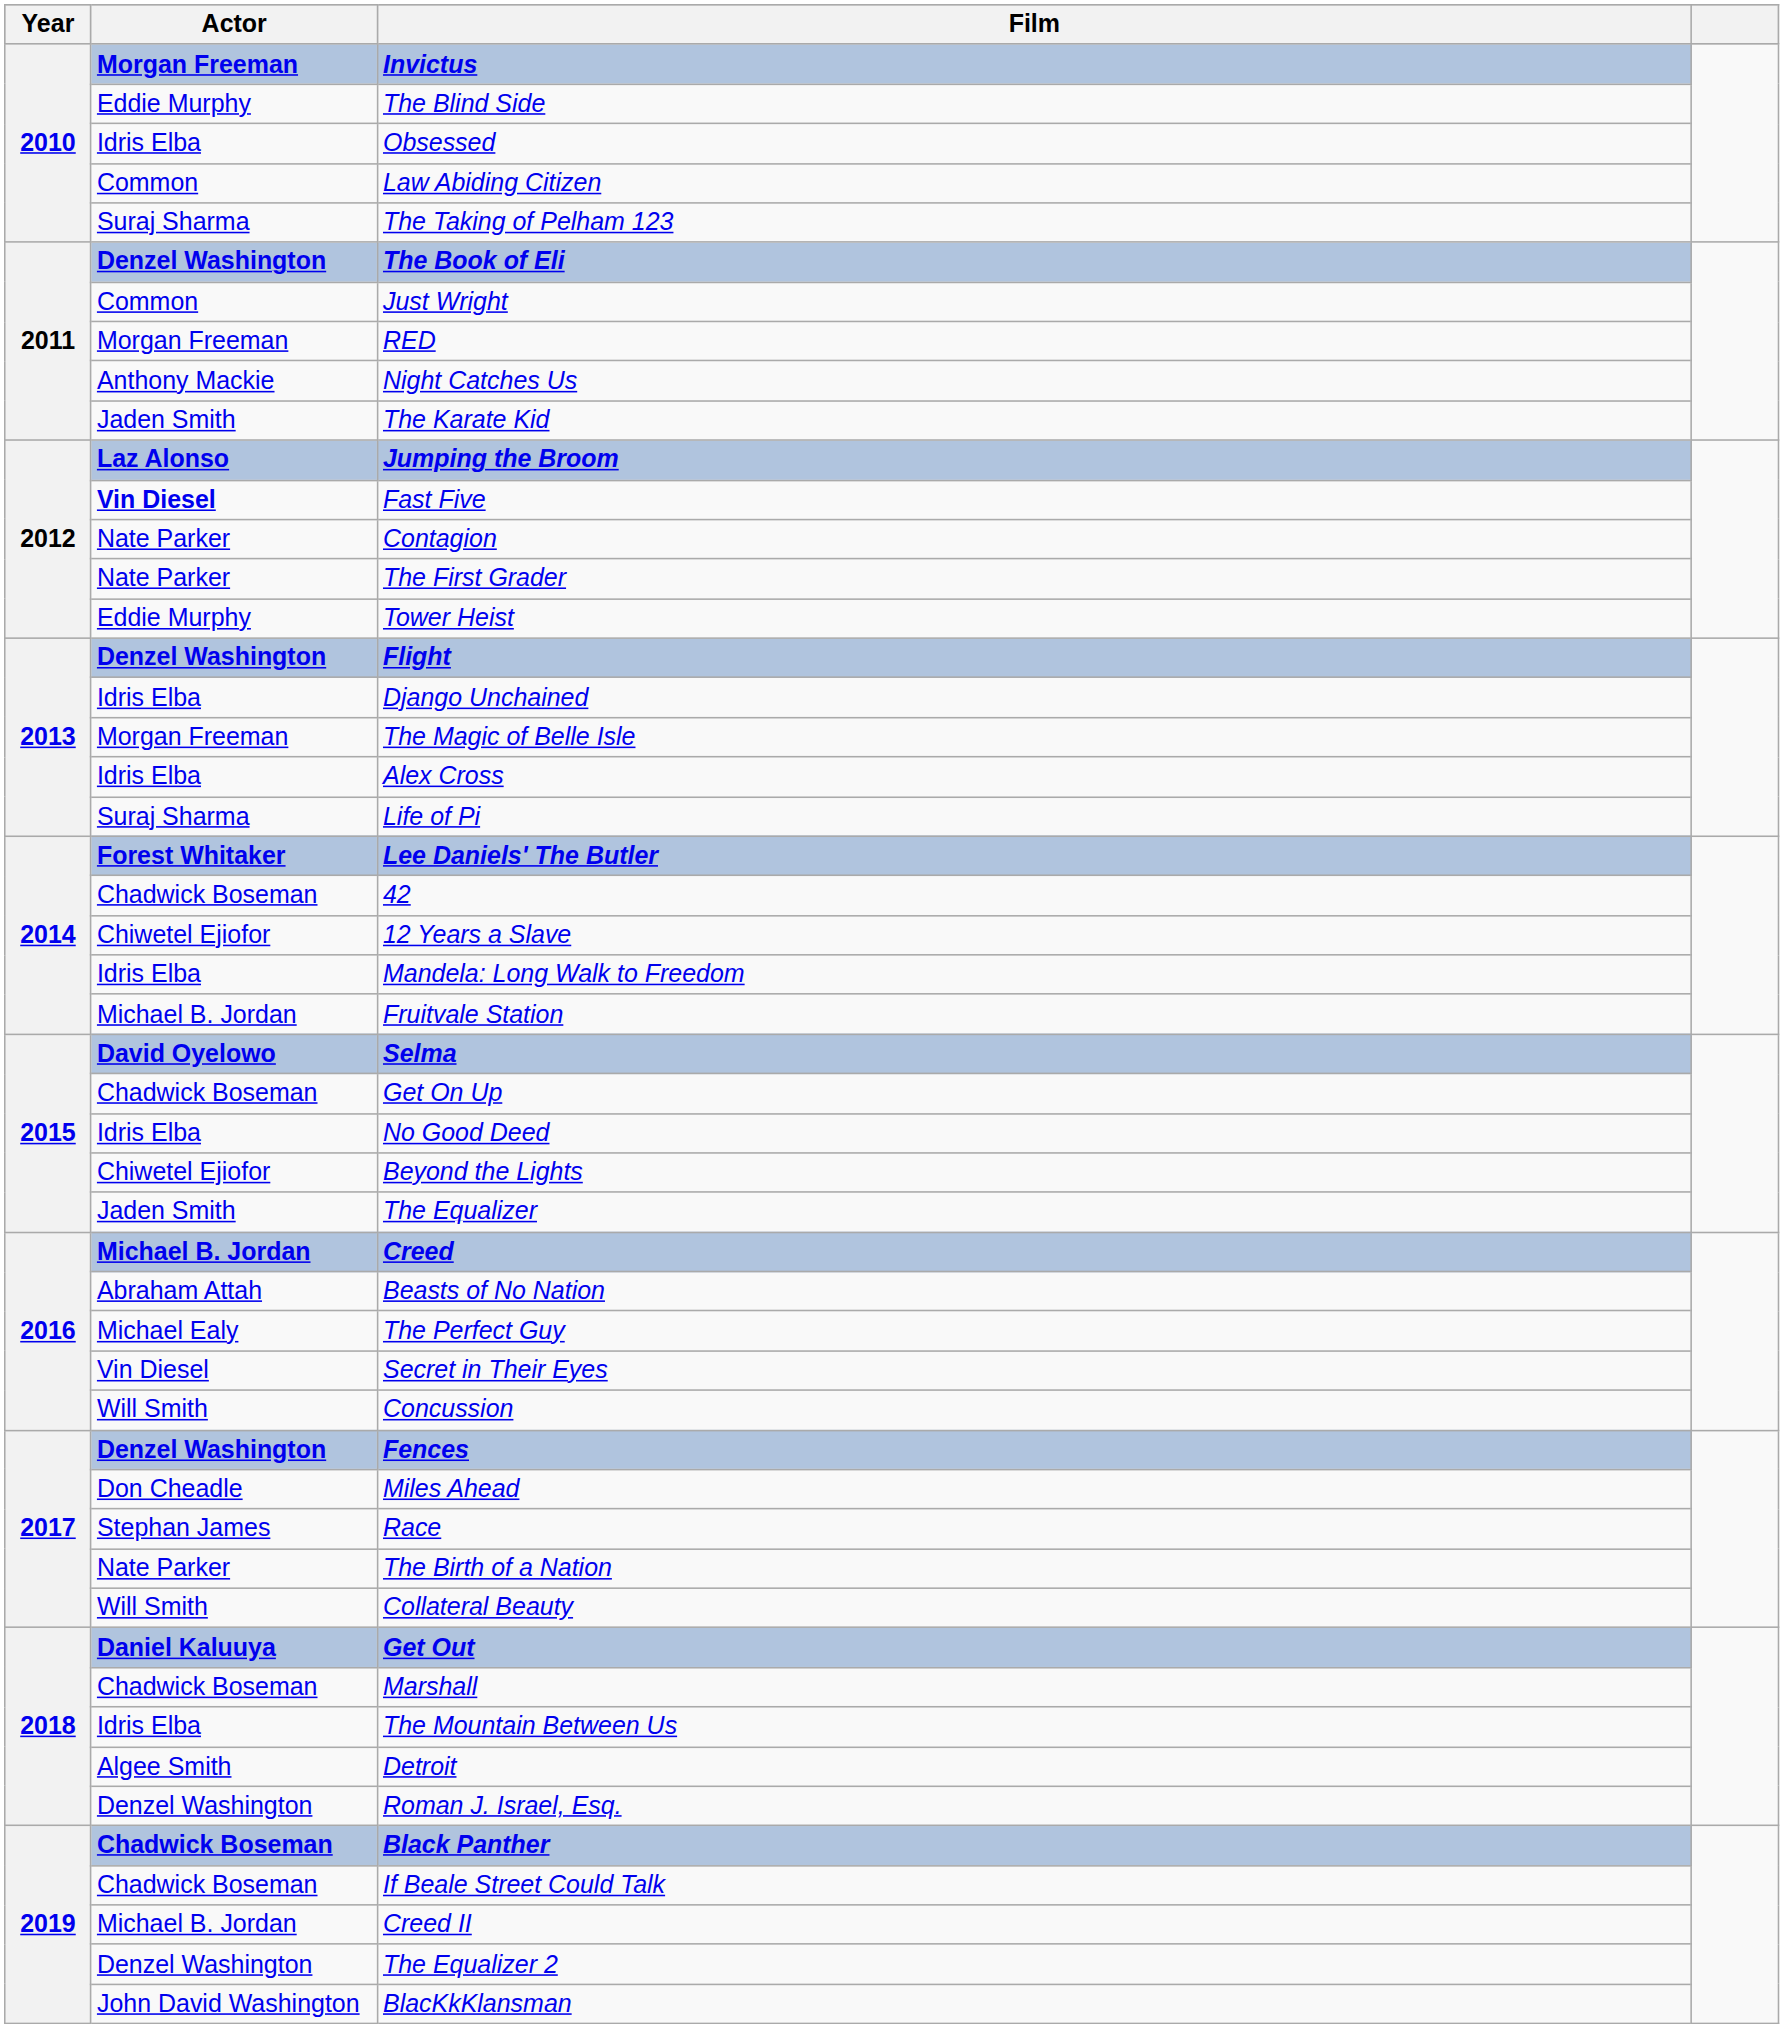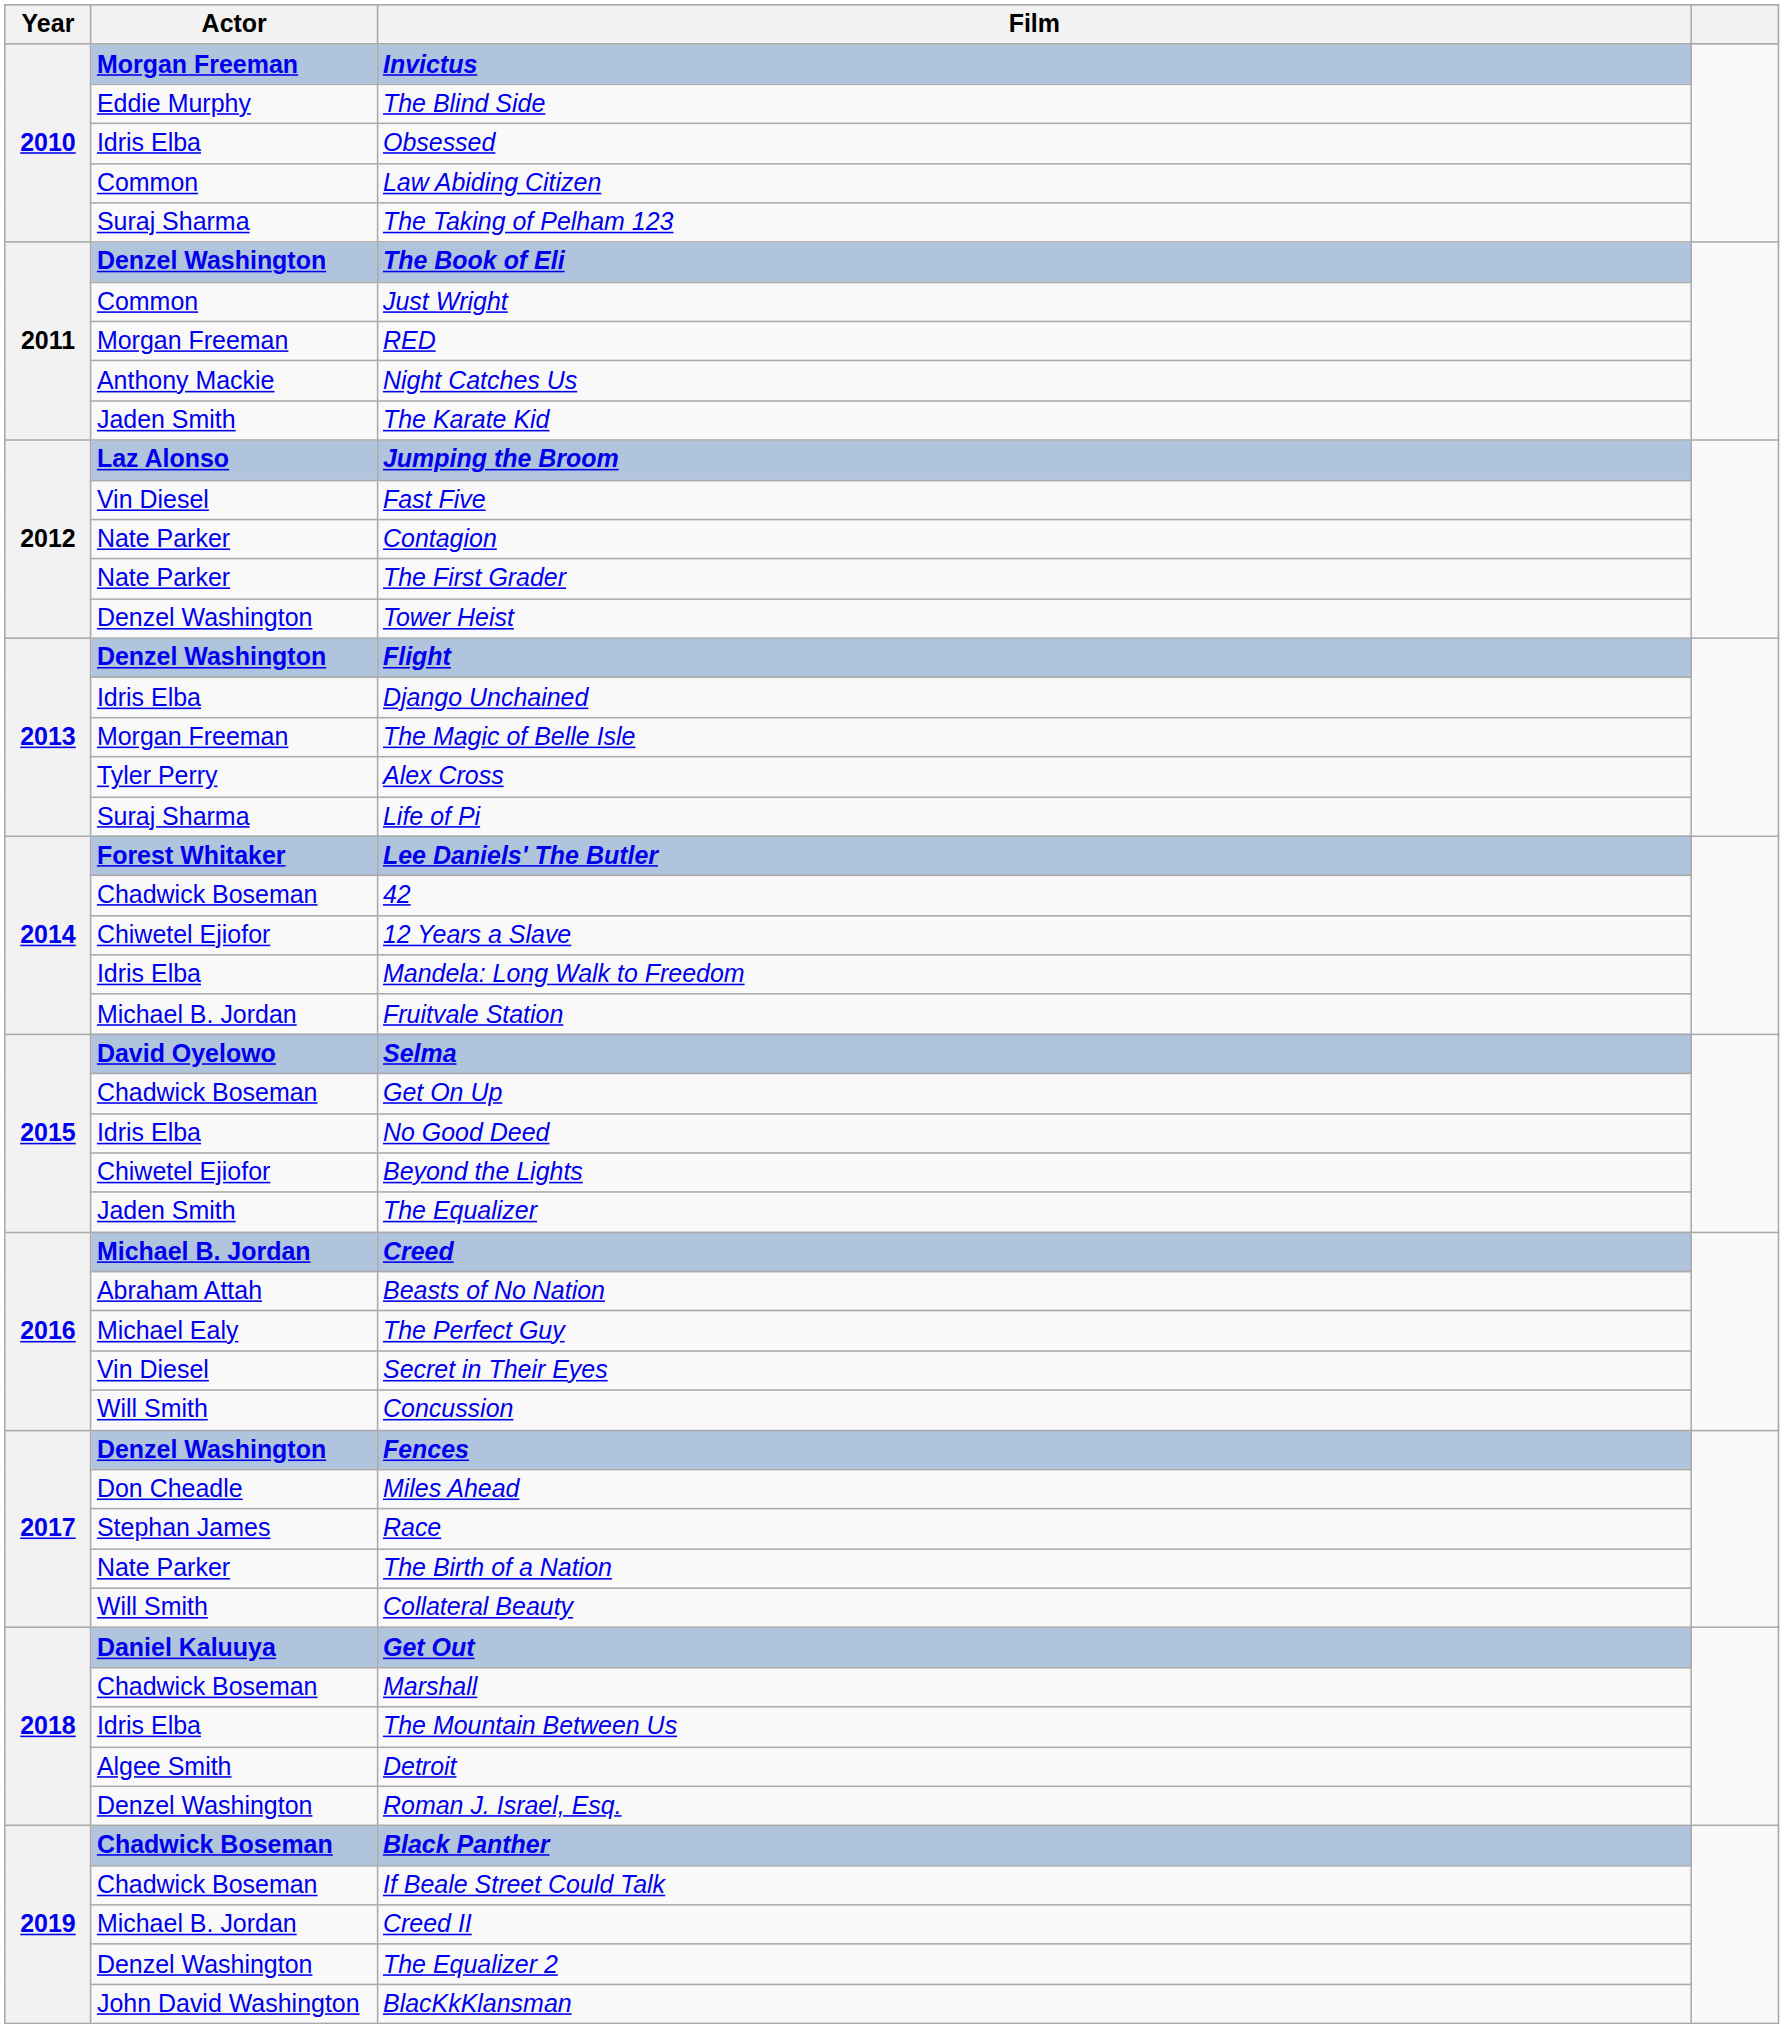(156, 499) bold -> (153, 499) normal
(174, 618) Eddie Murphy -> (205, 618) Denzel Washington
(149, 776) Idris Elba -> (157, 776) Tyler Perry
